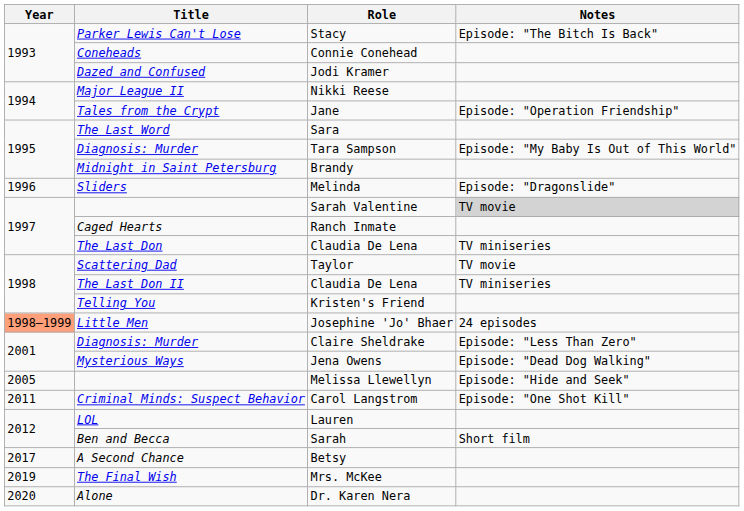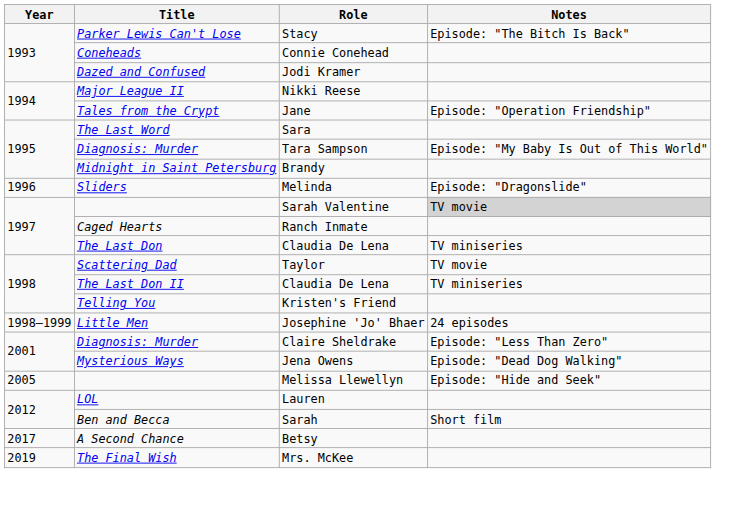(39, 323) lightsalmon background -> (39, 323) no background
- row: (191, 400)
- row: (95, 496)
